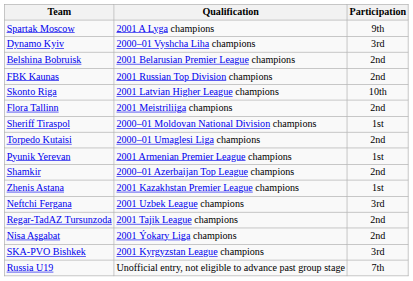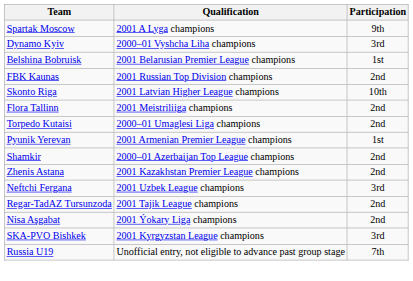(378, 60) 2nd -> (378, 60) 1st
- row: (38, 124)
(378, 188) 1st -> (378, 172) 2nd
